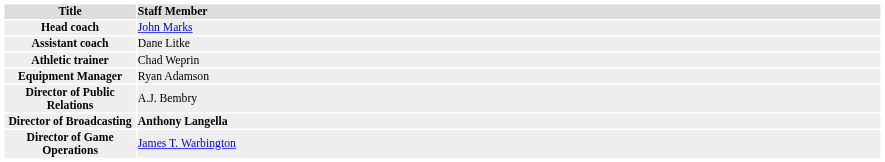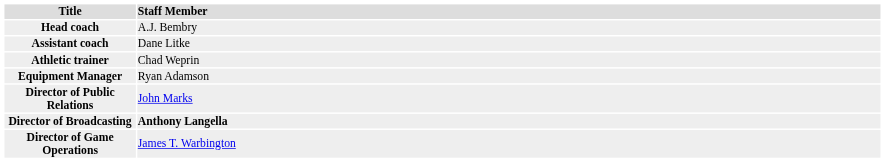(165, 27) John Marks -> (167, 27) A.J. Bembry
(167, 98) A.J. Bembry -> (165, 98) John Marks
